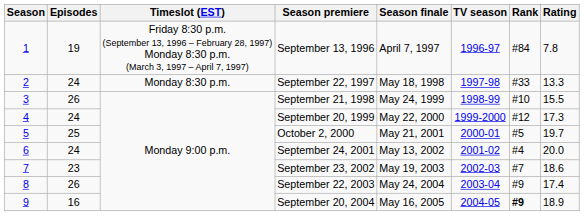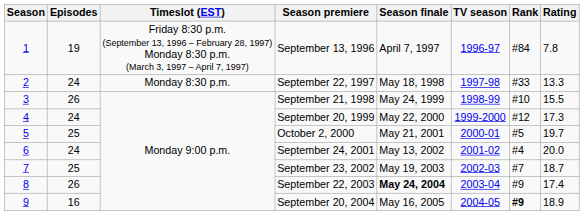(74, 168) 23 -> (74, 168) 25
(554, 168) 18.6 -> (554, 168) 18.7
(412, 185) normal -> (412, 185) bold
